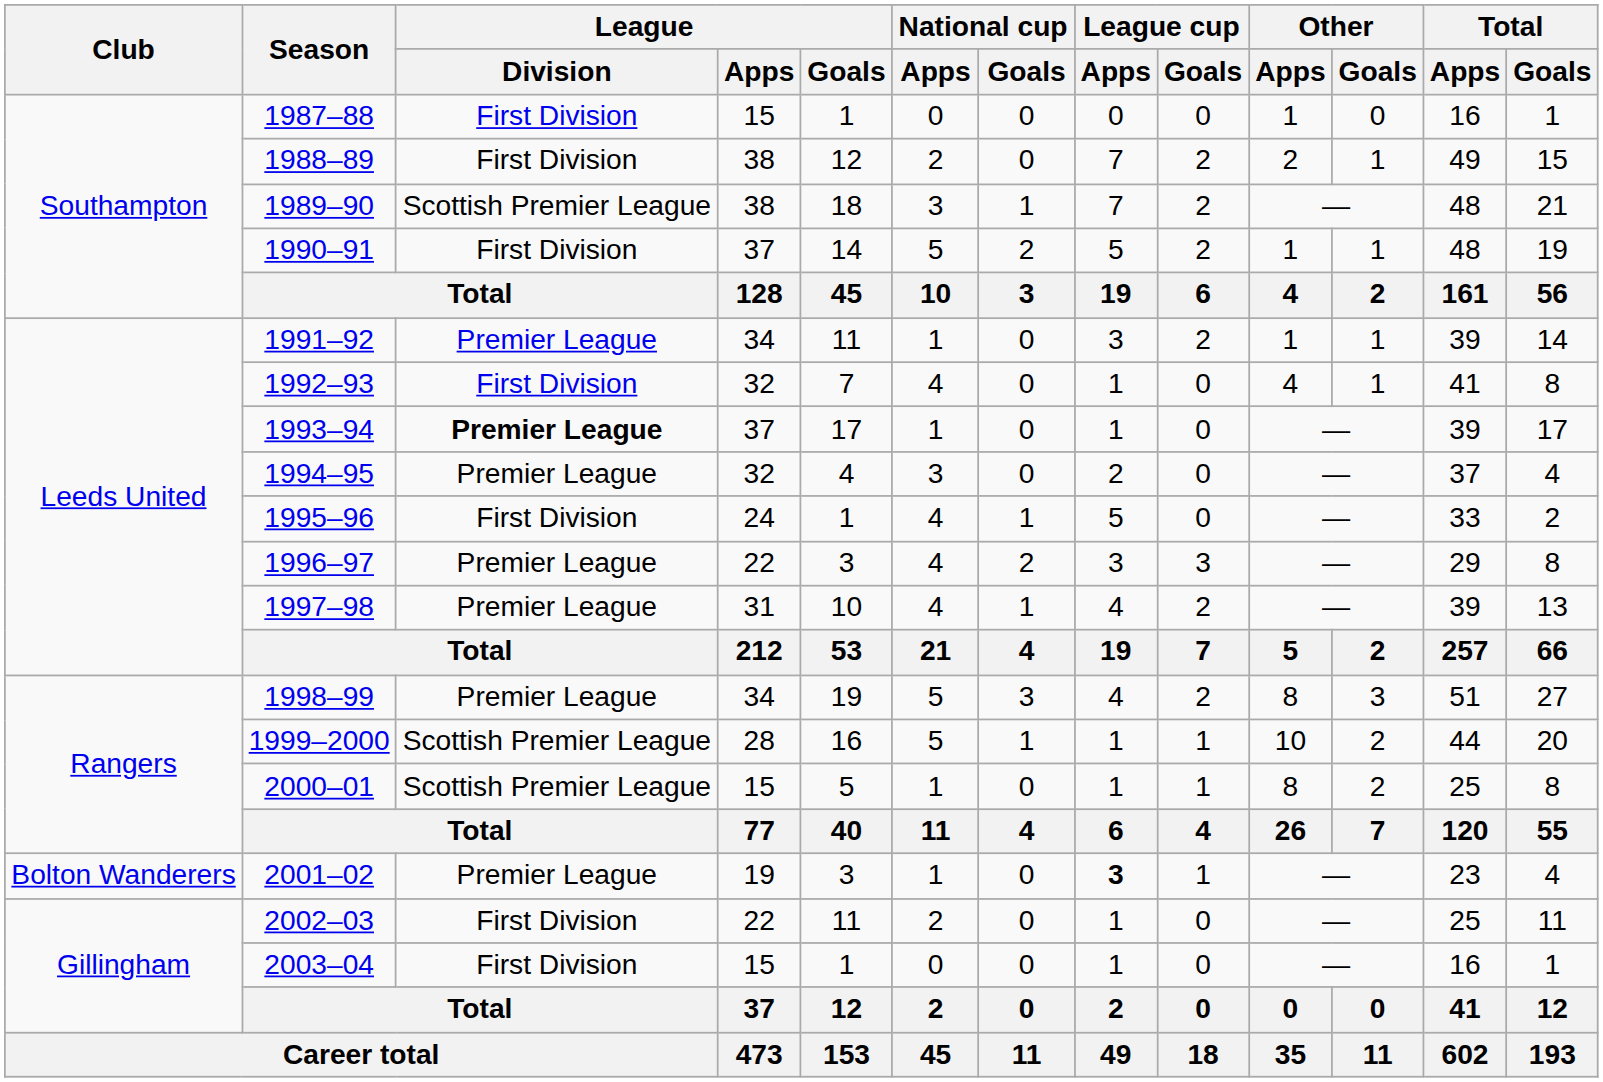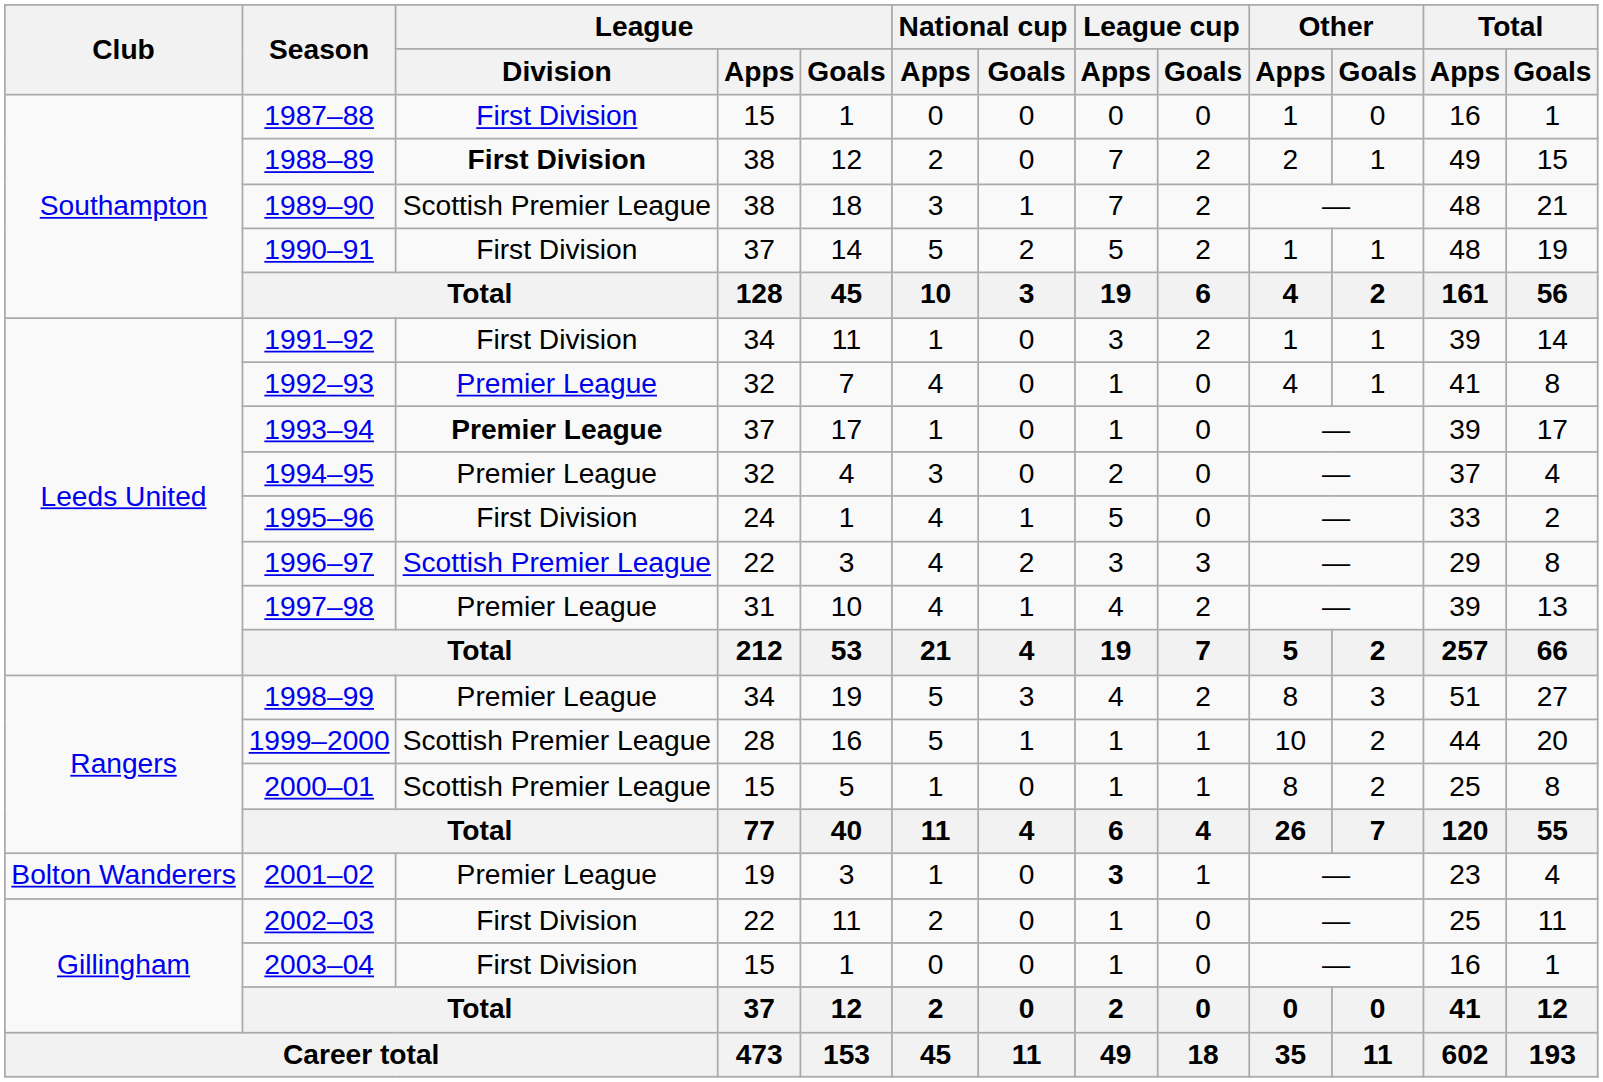(557, 160) normal -> (557, 160) bold
(557, 339) Premier League -> (557, 339) First Division
(557, 384) First Division -> (557, 384) Premier League
(557, 562) Premier League -> (557, 562) Scottish Premier League
